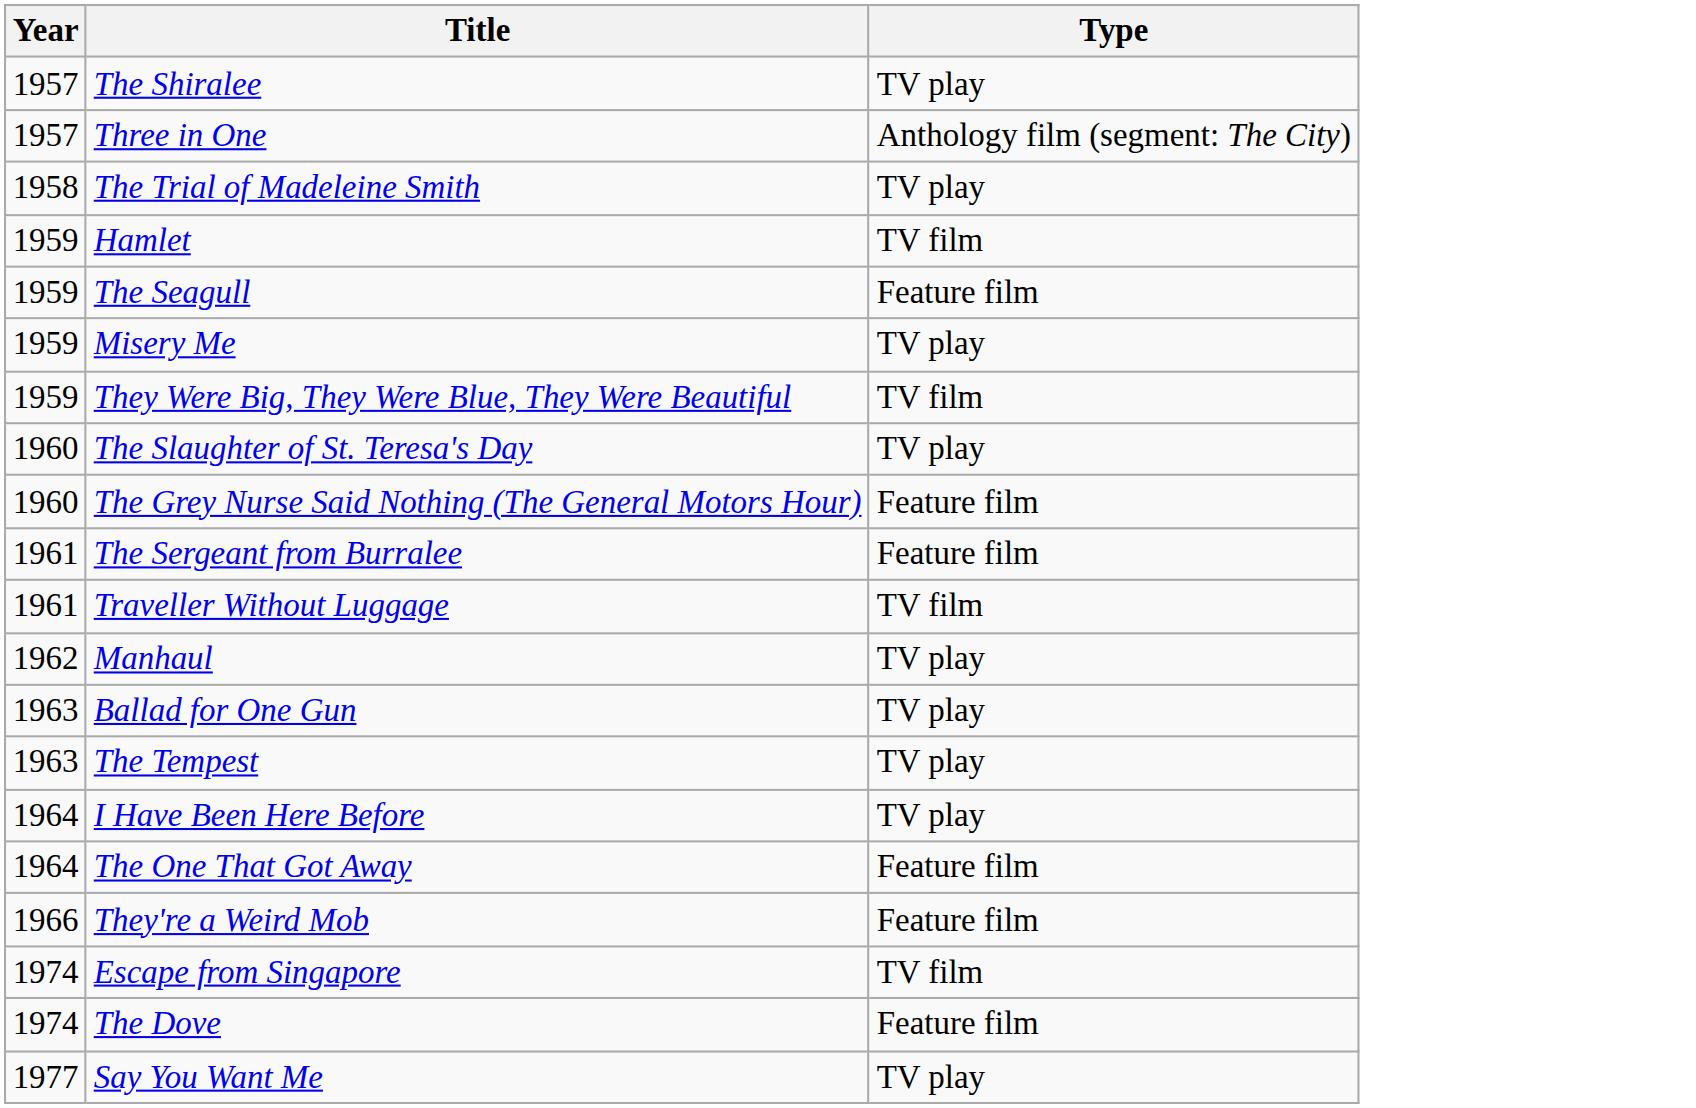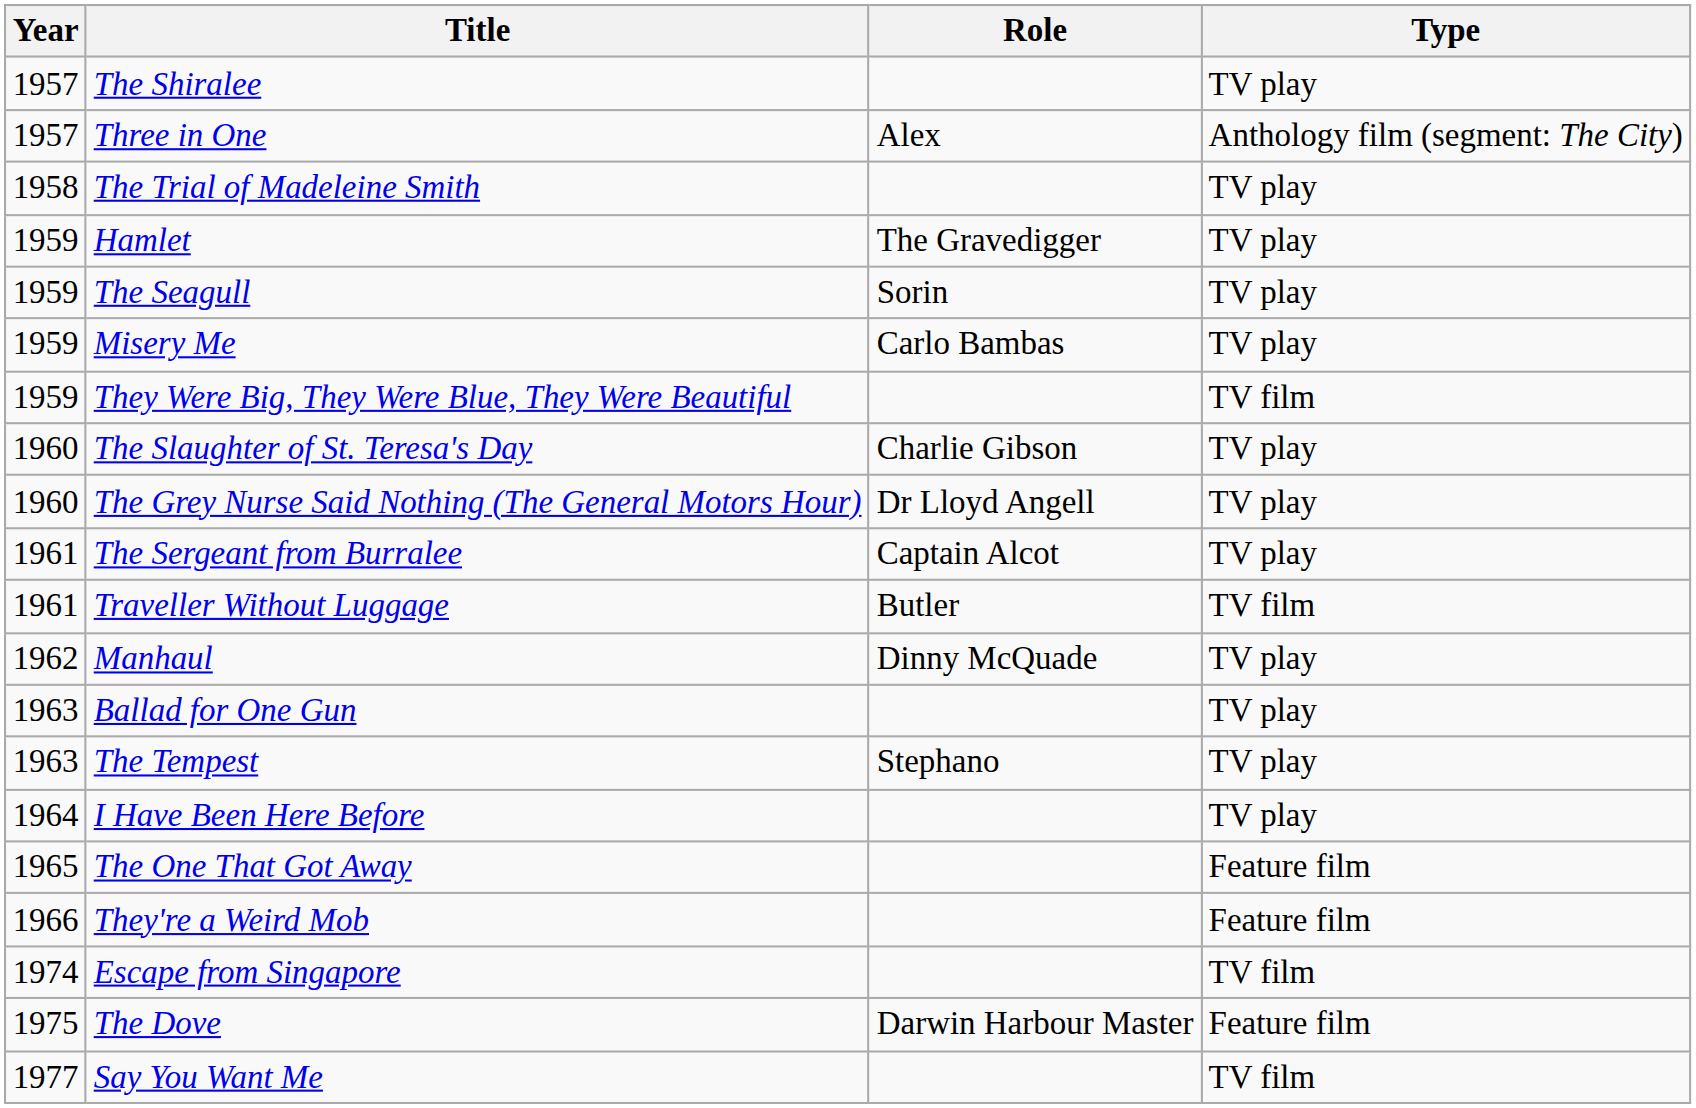+ column: (1035, 30)
(930, 239) TV film -> (1263, 239) TV play
(958, 291) Feature film -> (1263, 291) TV play
(958, 501) Feature film -> (1263, 501) TV play
(958, 553) Feature film -> (1263, 553) TV play
(46, 866) 1964 -> (46, 866) 1965
(46, 1023) 1974 -> (46, 1023) 1975
(931, 1076) TV play -> (1262, 1076) TV film
